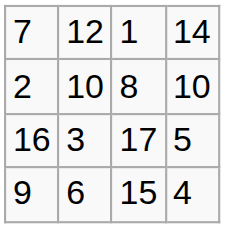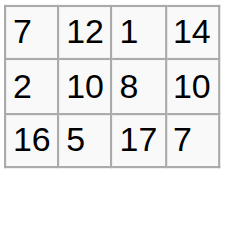(76, 139) 3 -> (76, 139) 5
(182, 139) 5 -> (182, 139) 7
- row: (22, 193)
